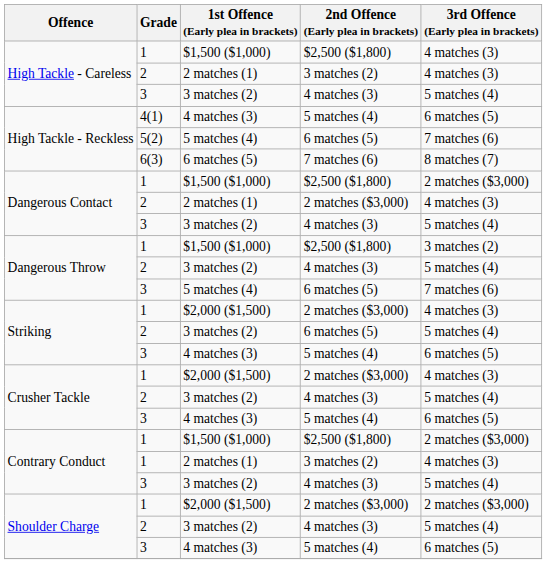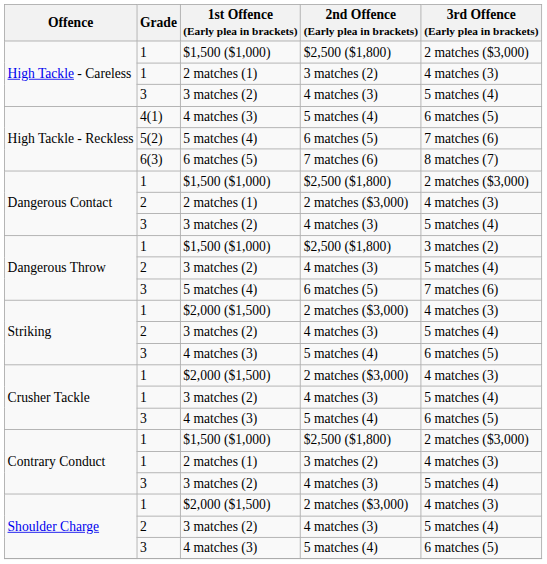(461, 52) 4 matches (3) -> (477, 52) 2 matches ($3,000)
(143, 73) 2 -> (143, 73) 1
(341, 332) 6 matches (5) -> (341, 332) 4 matches (3)
(143, 397) 2 -> (143, 397) 1
(477, 505) 2 matches ($3,000) -> (461, 505) 4 matches (3)
